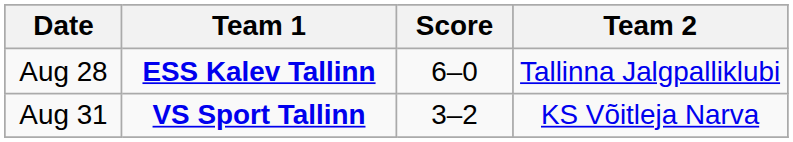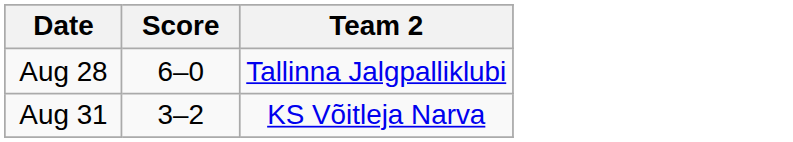- column: (259, 26)
